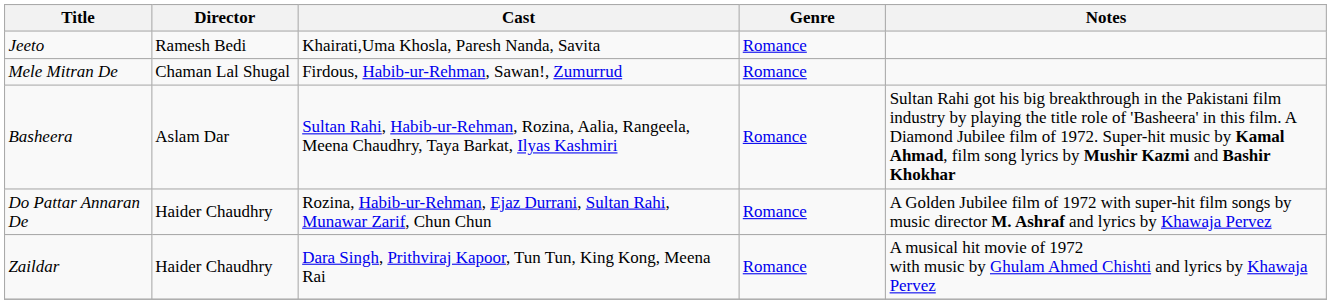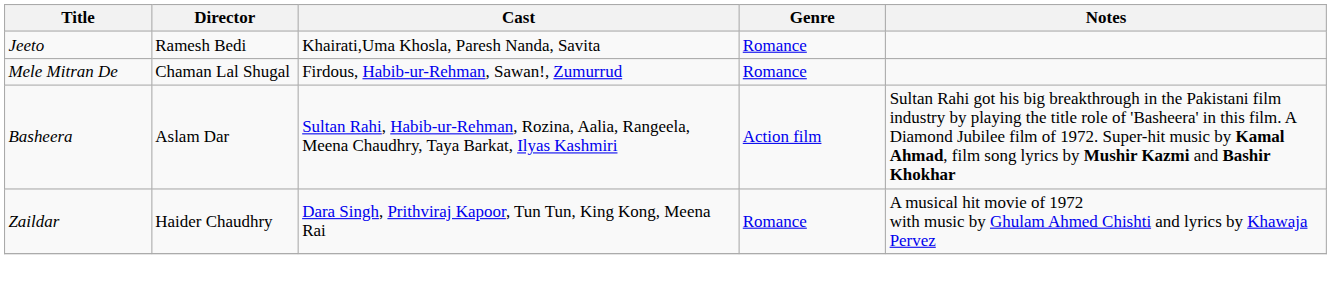(775, 136) Romance -> (782, 136) Action film
- row: (74, 211)
